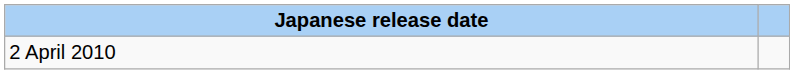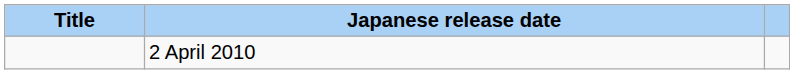+ column: (74, 20)
